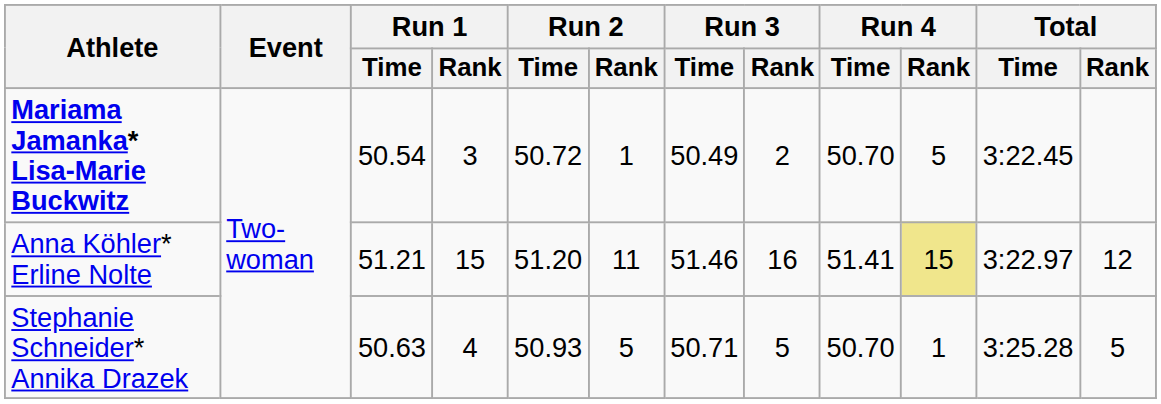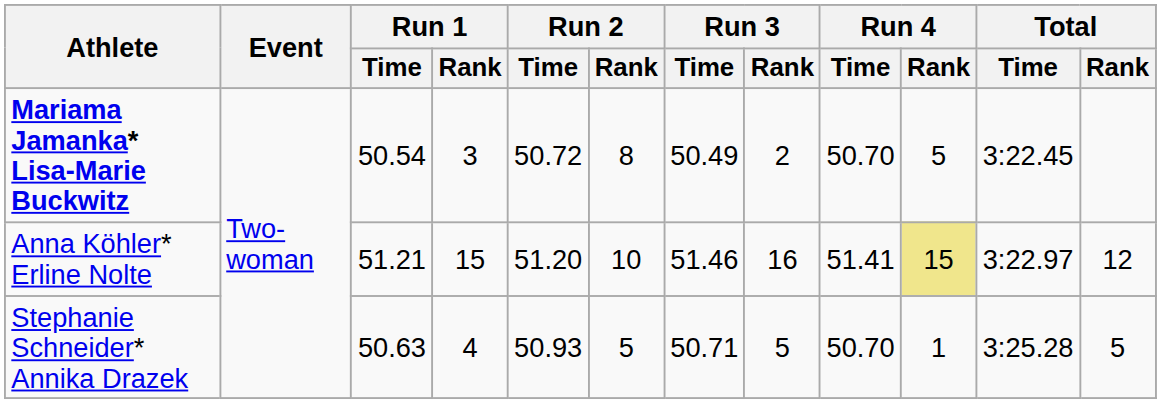(626, 156) 1 -> (626, 156) 8
(626, 259) 11 -> (626, 259) 10
